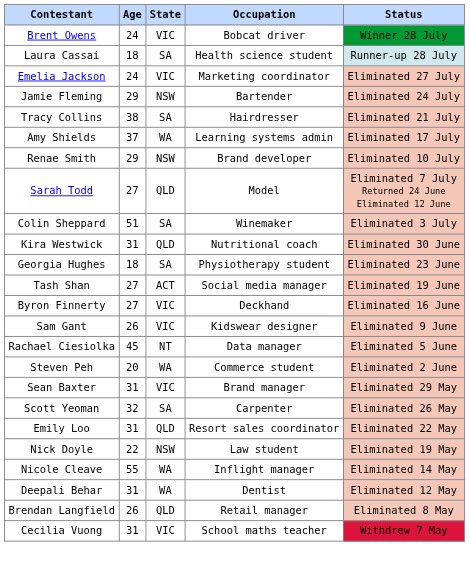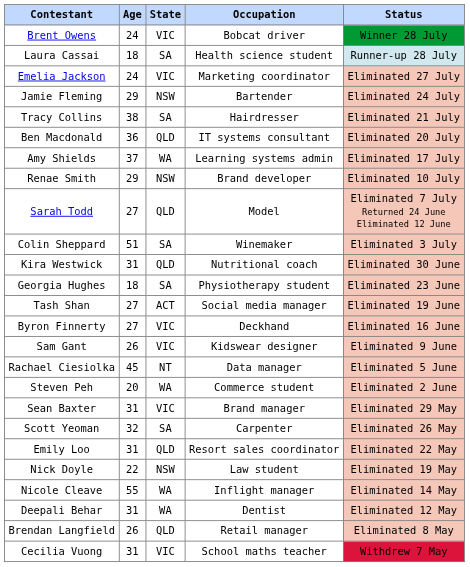+ row: (62, 137)
